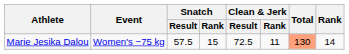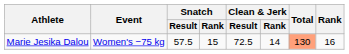(275, 42) 11 -> (275, 42) 14
(330, 42) 14 -> (330, 42) 16
